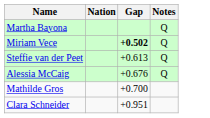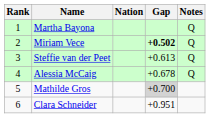+ column: (18, 12)
(134, 74) +0.676 -> (161, 74) +0.678
(134, 89) no background -> (161, 89) lightgrey background
